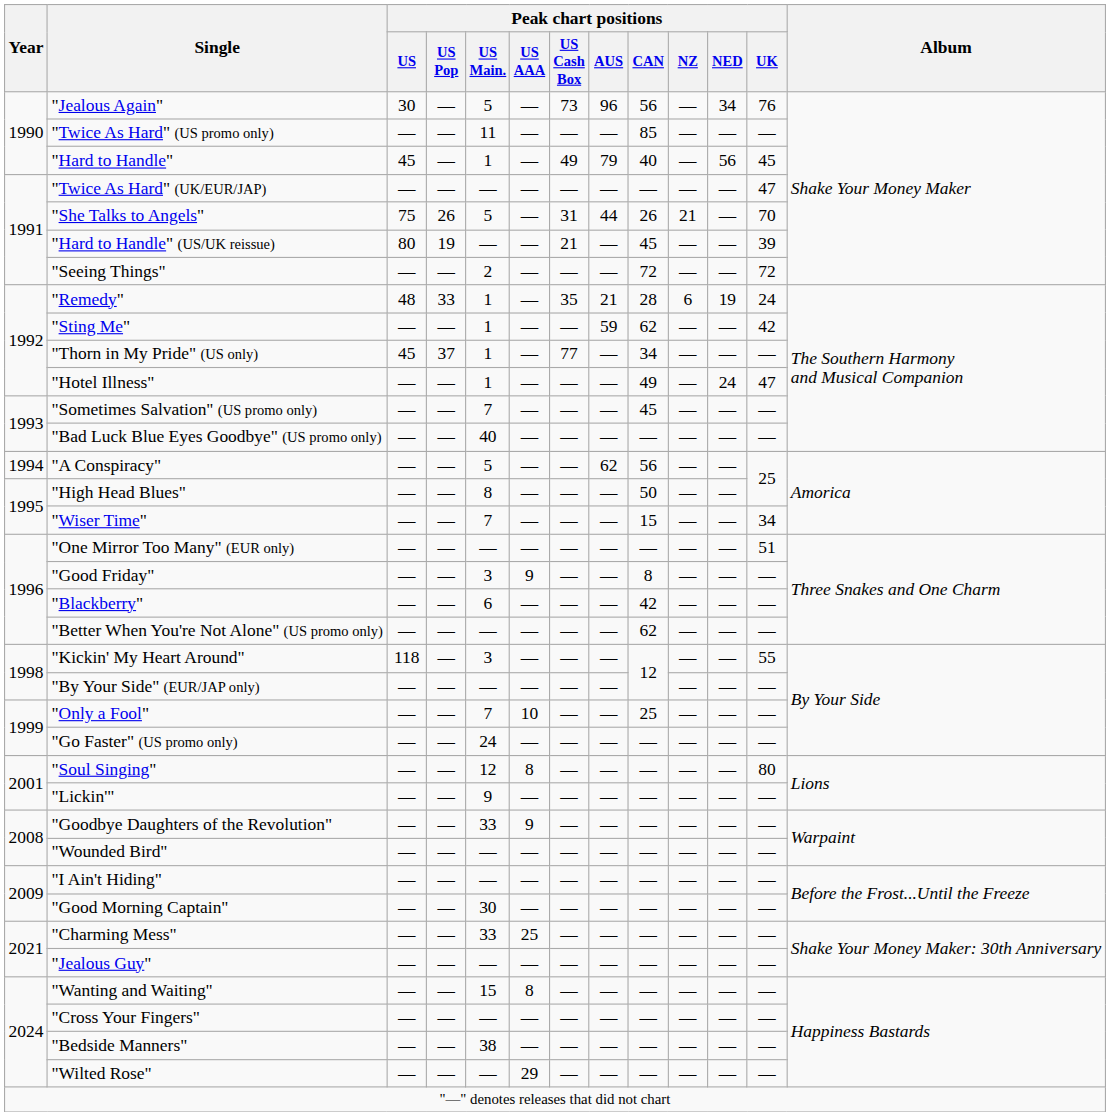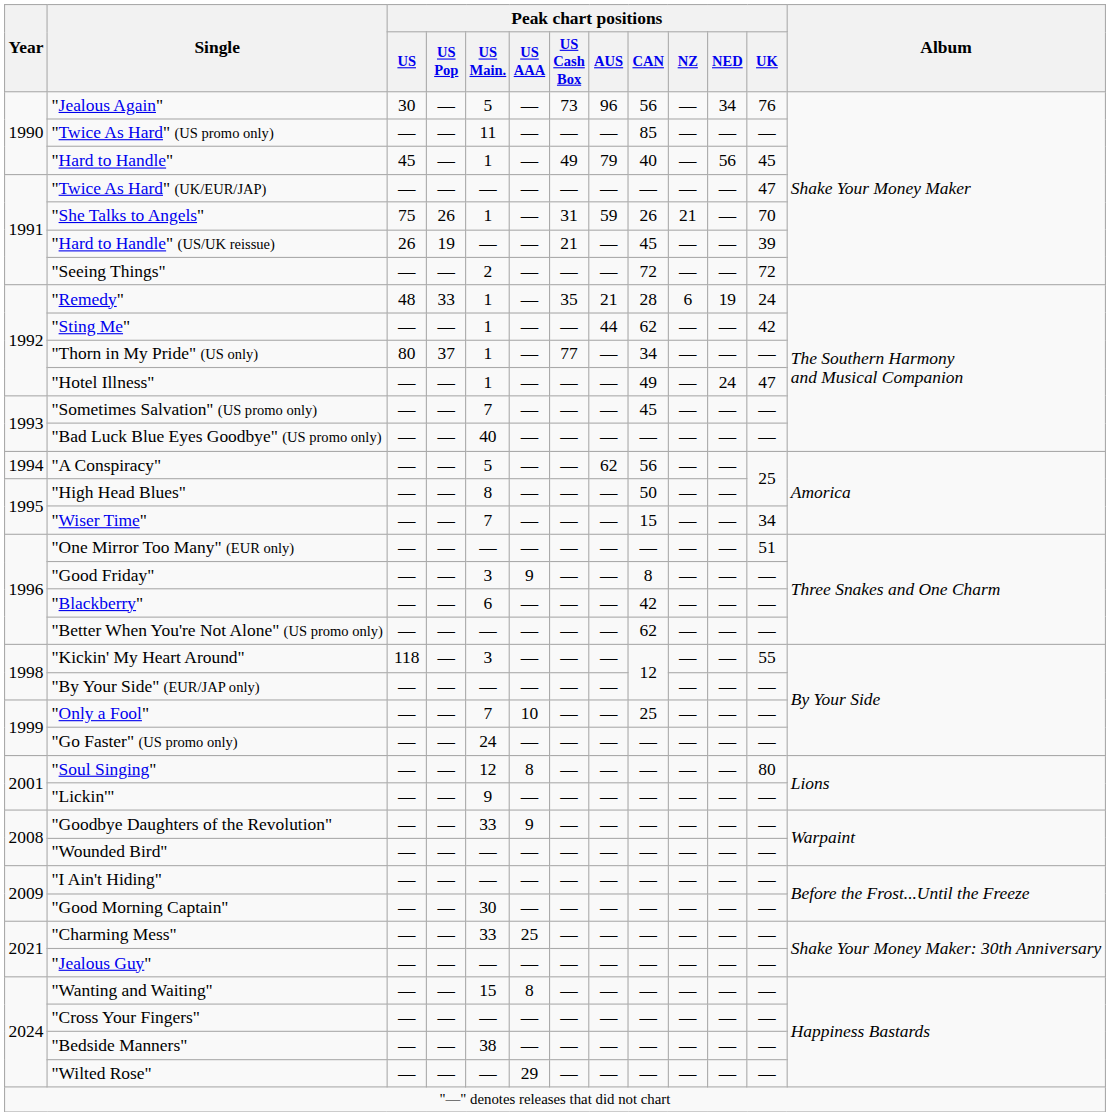(488, 215) 5 -> (488, 215) 1
(609, 215) 44 -> (609, 215) 59
(407, 243) 80 -> (407, 243) 26
(609, 326) 59 -> (609, 326) 44
(407, 354) 45 -> (407, 354) 80
